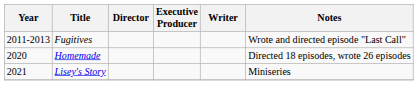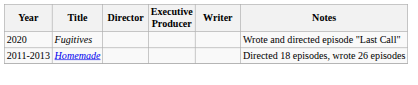(28, 39) 2011-2013 -> (17, 39) 2020
(17, 55) 2020 -> (28, 55) 2011-2013
- row: (80, 71)
